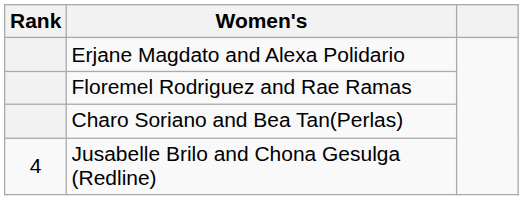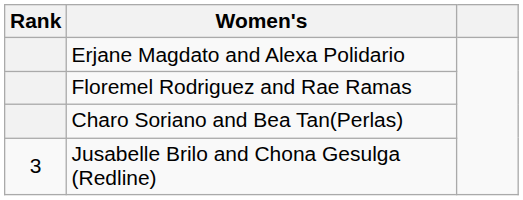(36, 165) 4 -> (36, 165) 3
